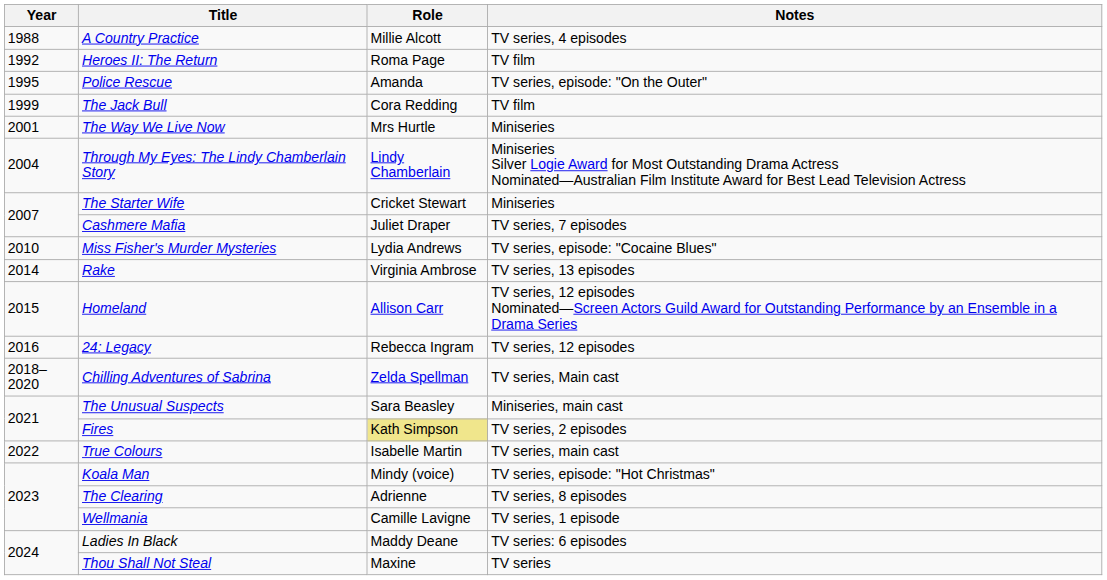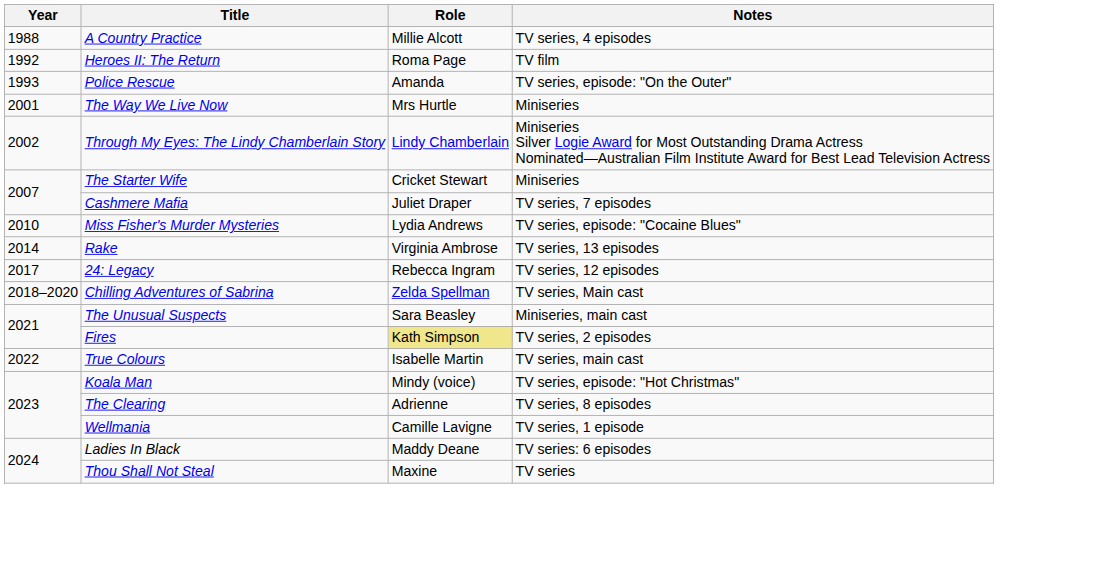(23, 82) 1995 -> (23, 82) 1993
- row: (124, 104)
(23, 165) 2004 -> (23, 143) 2002
- row: (114, 308)
(23, 346) 2016 -> (23, 270) 2017
